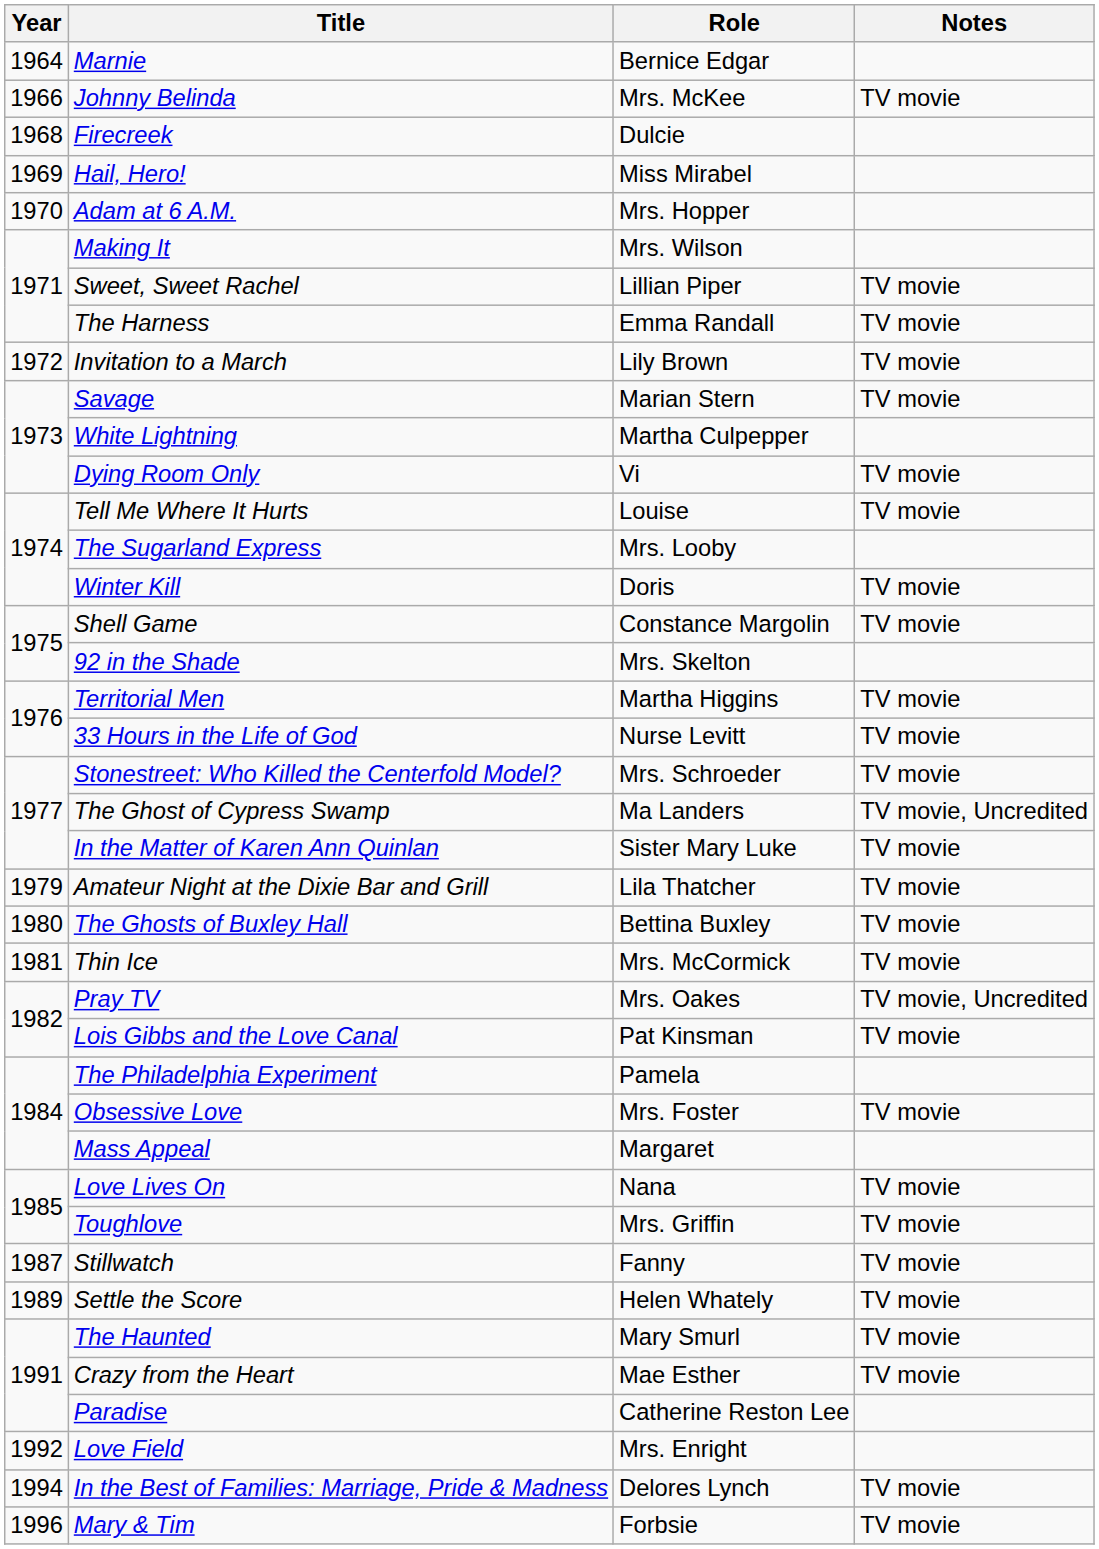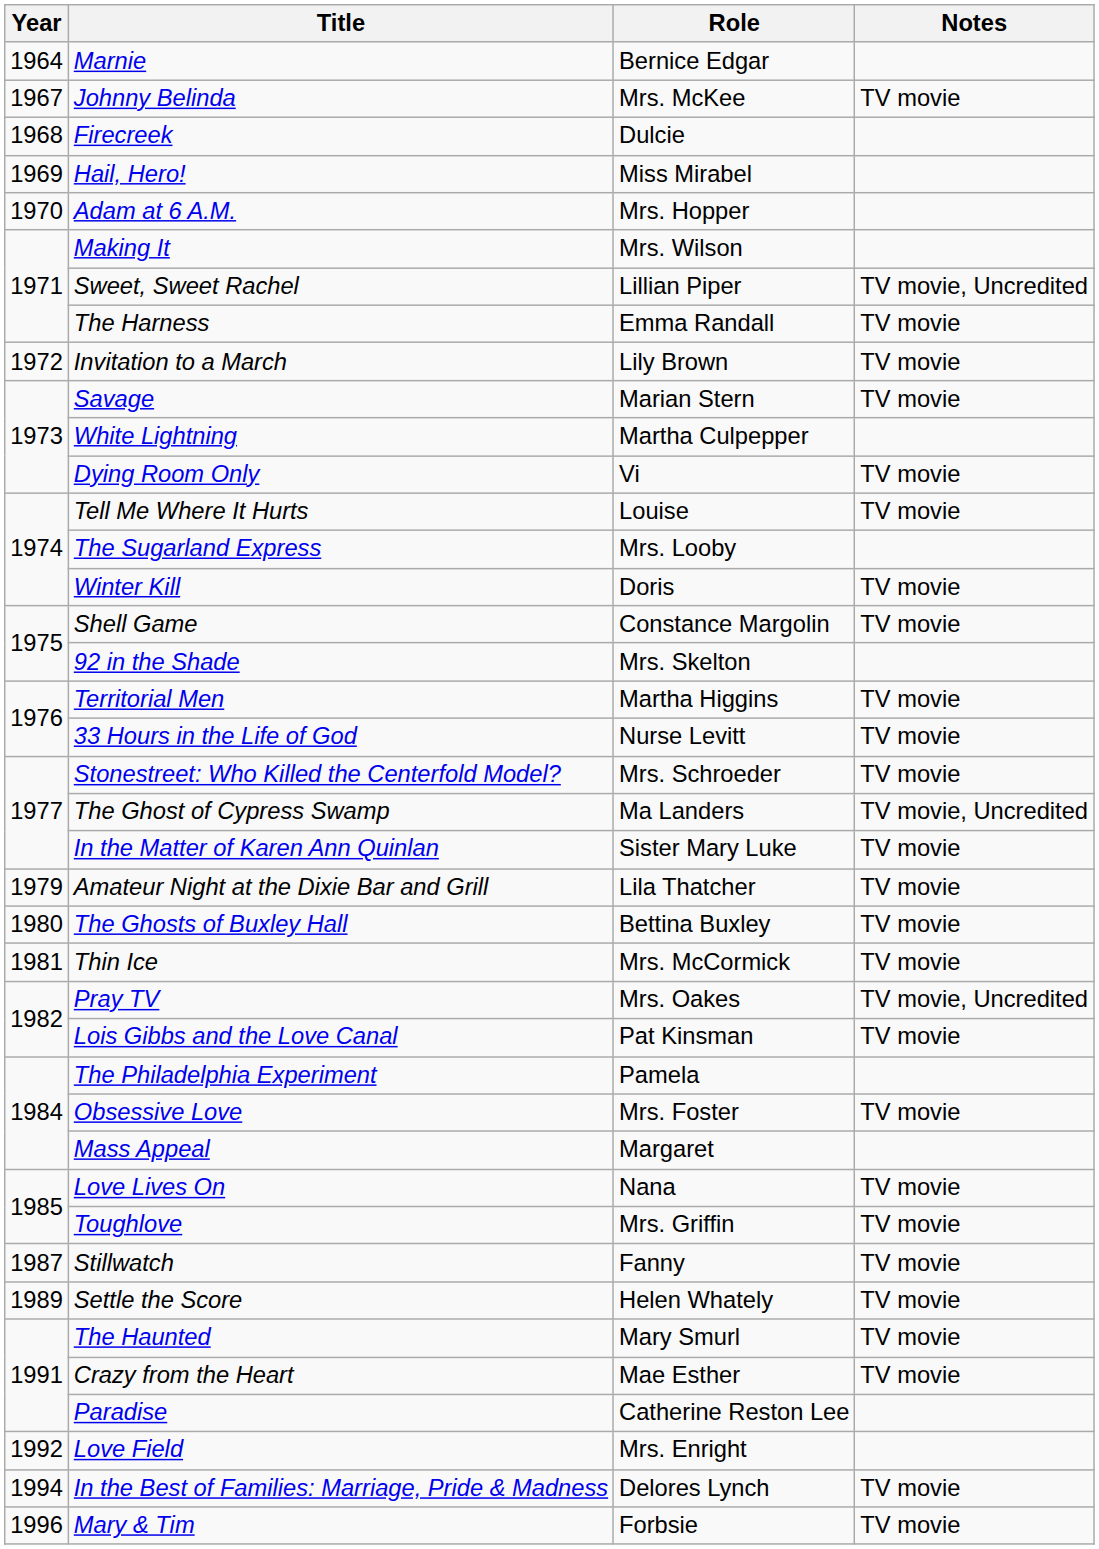(37, 98) 1966 -> (37, 98) 1967
(910, 286) TV movie -> (974, 286) TV movie, Uncredited
